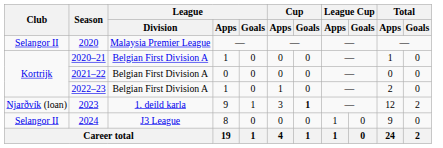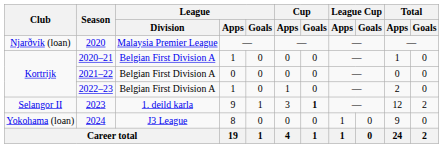(37, 43) Selangor II -> (40, 43) Njarðvík (loan)
(37, 105) Njarðvík (loan) -> (40, 105) Selangor II
(37, 120) Selangor II -> (40, 120) Yokohama (loan)
